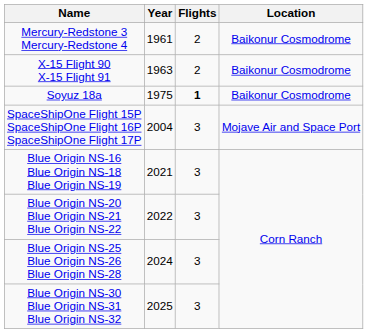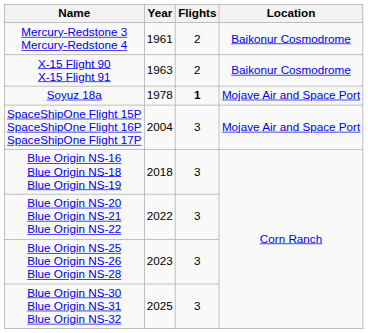(160, 95) 1975 -> (160, 95) 1978
(291, 95) Baikonur Cosmodrome -> (291, 95) Mojave Air and Space Port
(160, 172) 2021 -> (160, 172) 2018
(160, 261) 2024 -> (160, 261) 2023
